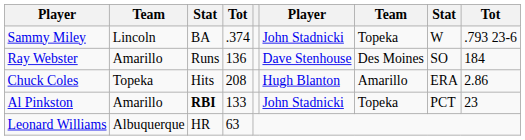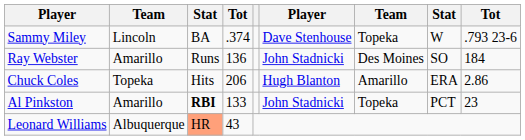(303, 37) John Stadnicki -> (307, 37) Dave Stenhouse
(307, 59) Dave Stenhouse -> (303, 59) John Stadnicki
(236, 80) 208 -> (236, 80) 206
(201, 124) no background -> (201, 124) lightsalmon background
(233, 124) 63 -> (233, 124) 43
